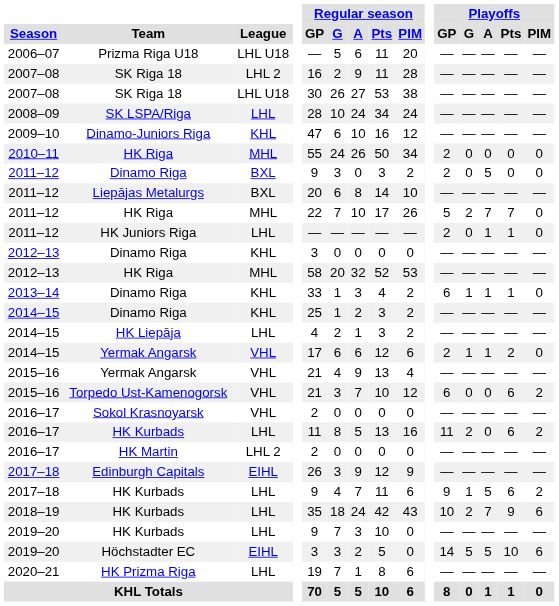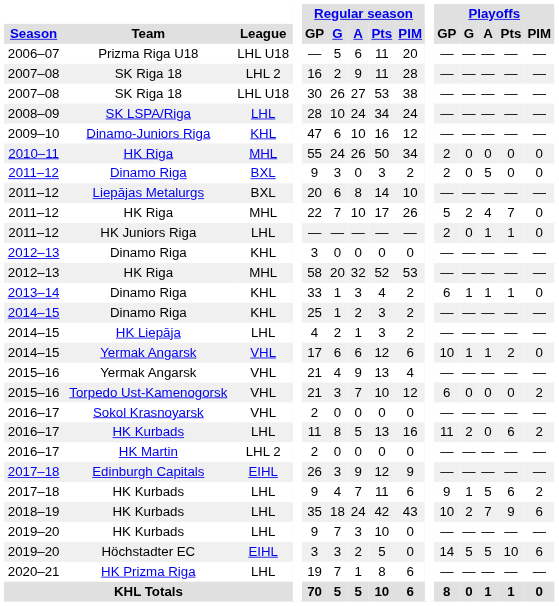(488, 213) 7 -> (488, 213) 4
(447, 352) 2 -> (447, 352) 10
(511, 392) 6 -> (511, 392) 0
